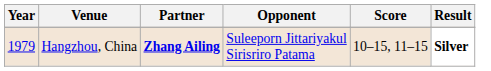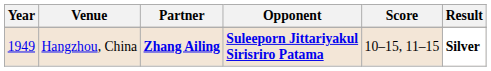(21, 46) 1979 -> (21, 46) 1949
(287, 46) normal -> (292, 46) bold
